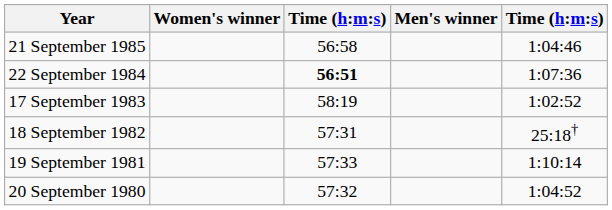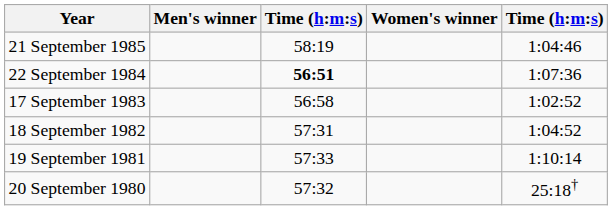columns swapped: (446, 18) <-> (217, 18)
(337, 46) 56:58 -> (314, 46) 58:19
(337, 102) 58:19 -> (314, 102) 56:58
(555, 132) 25:18† -> (555, 130) 1:04:52
(555, 190) 1:04:52 -> (555, 188) 25:18†
